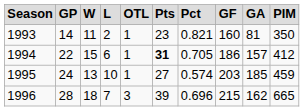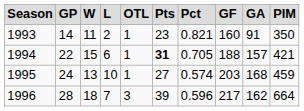(253, 34) 81 -> (253, 34) 91
(229, 55) 186 -> (229, 55) 188
(284, 55) 412 -> (284, 55) 421
(257, 75) 185 -> (257, 75) 168
(197, 95) 0.696 -> (197, 95) 0.596
(229, 95) 215 -> (229, 95) 217
(284, 95) 665 -> (284, 95) 664
